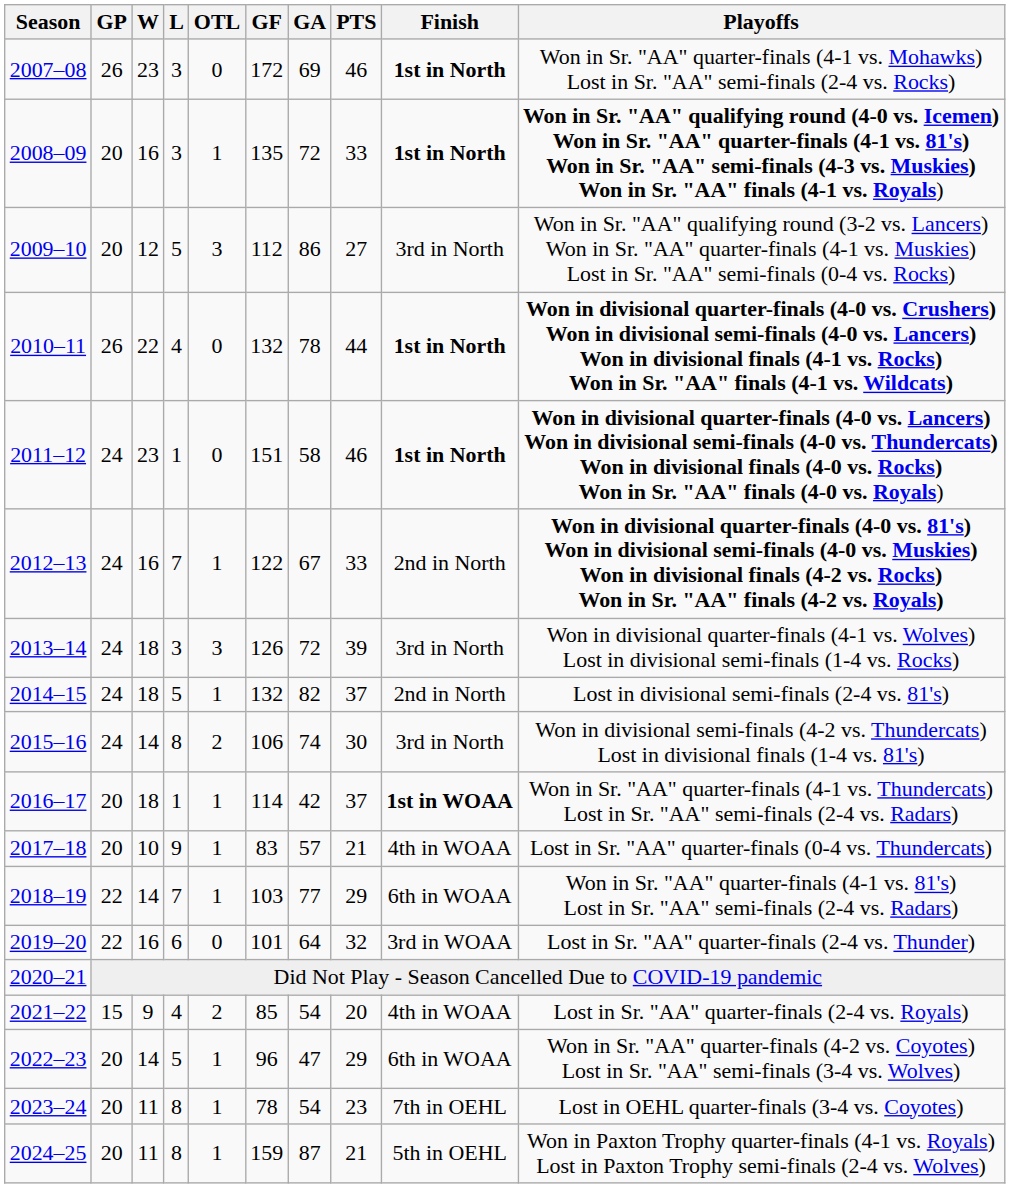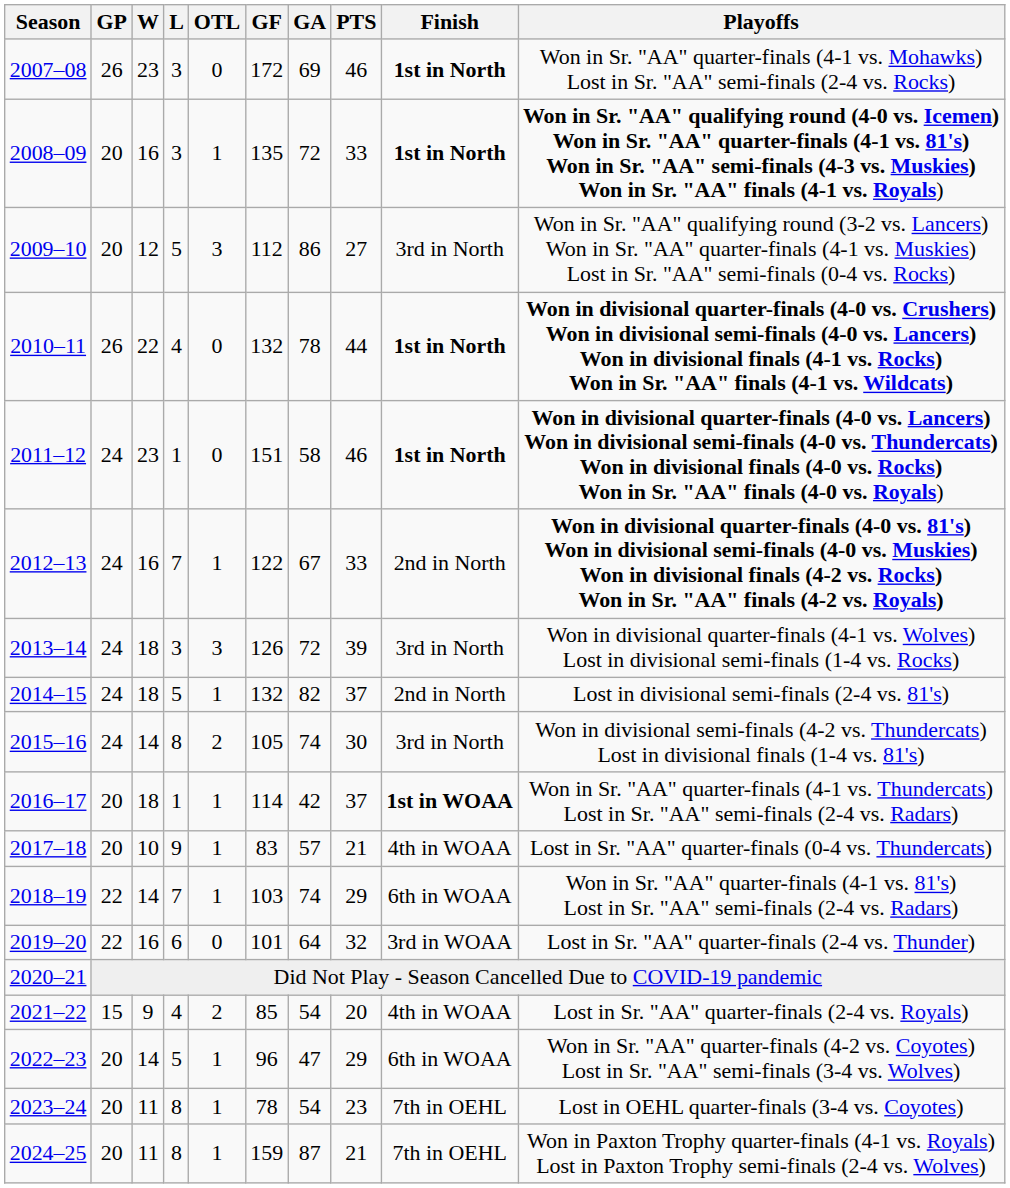(267, 741) 106 -> (267, 741) 105
(310, 895) 77 -> (310, 895) 74
(450, 1153) 5th in OEHL -> (450, 1153) 7th in OEHL
